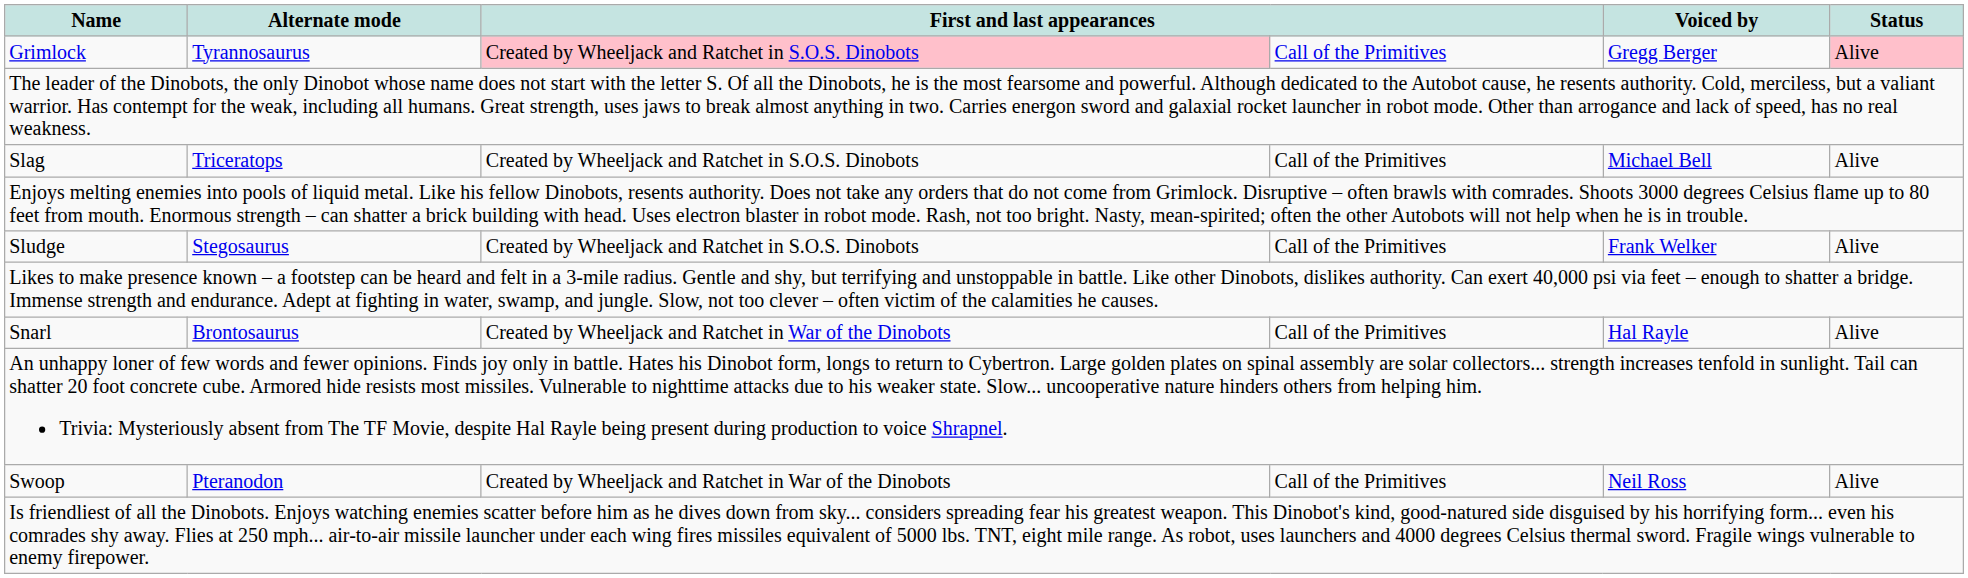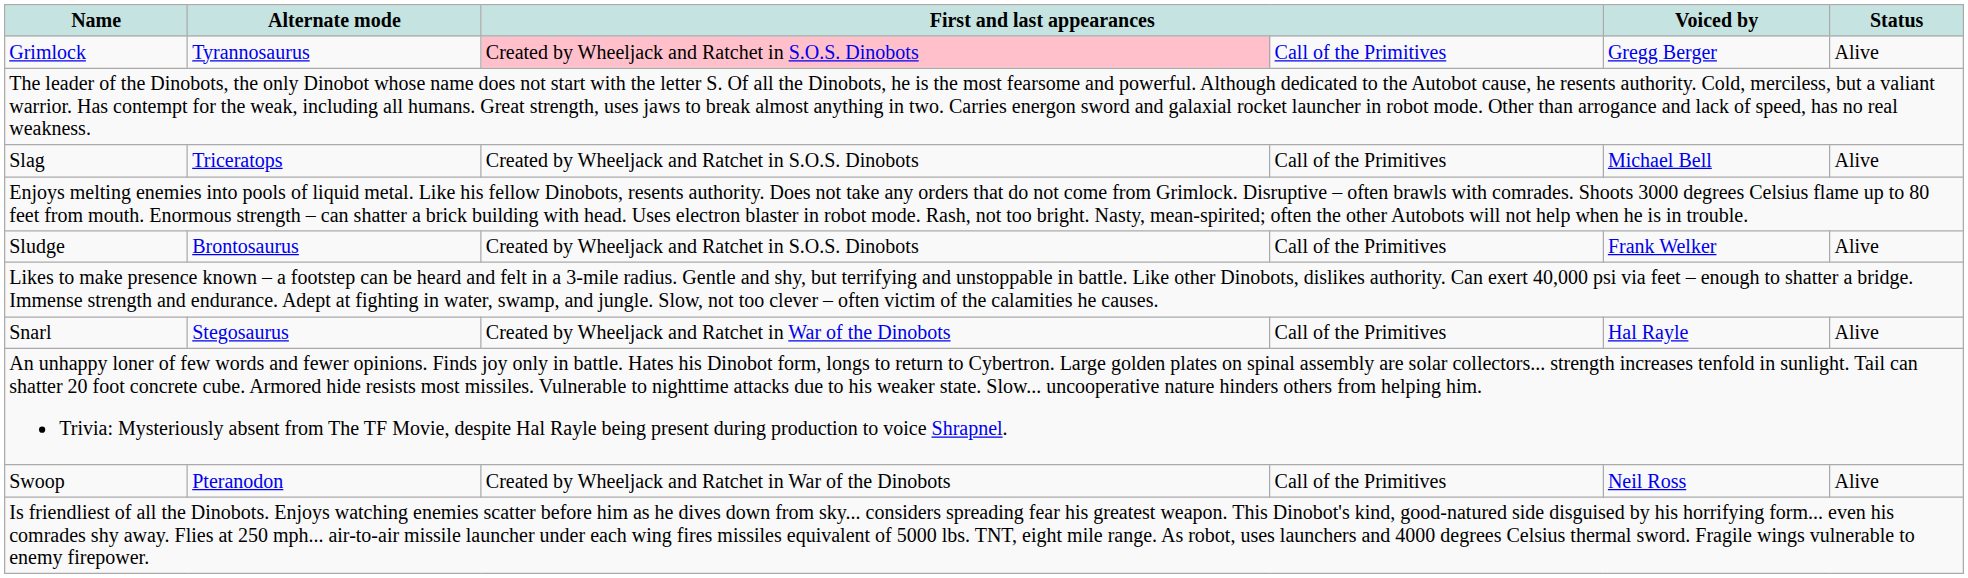(1857, 52) pink background -> (1857, 52) no background
(241, 246) Stegosaurus -> (246, 246) Brontosaurus
(246, 332) Brontosaurus -> (241, 332) Stegosaurus
